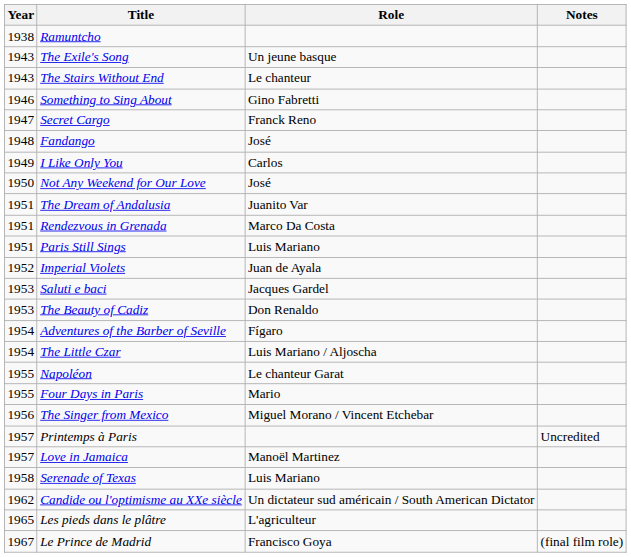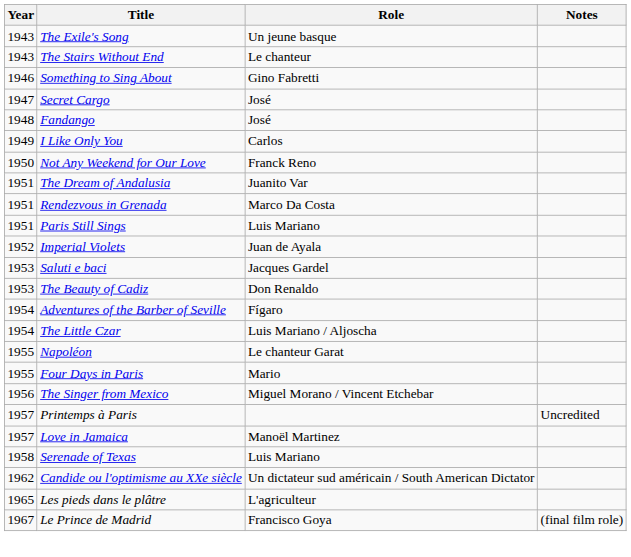- row: (70, 36)
(282, 120) Franck Reno -> (259, 99) José
(259, 183) José -> (282, 162) Franck Reno
